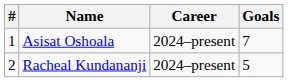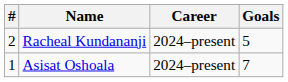rows swapped: (68, 40) <-> (84, 64)
